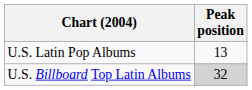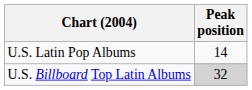(221, 52) 13 -> (221, 52) 14
